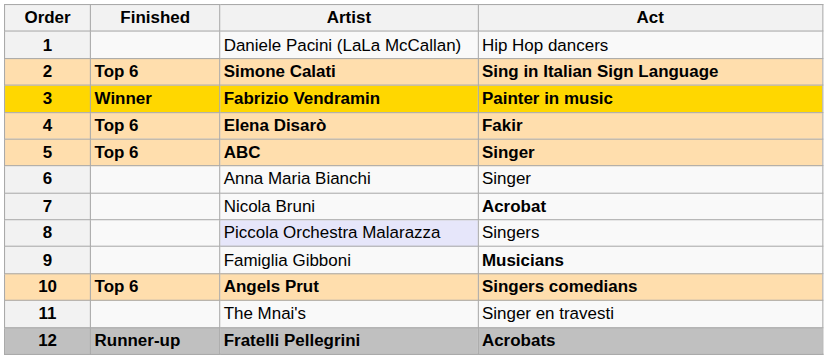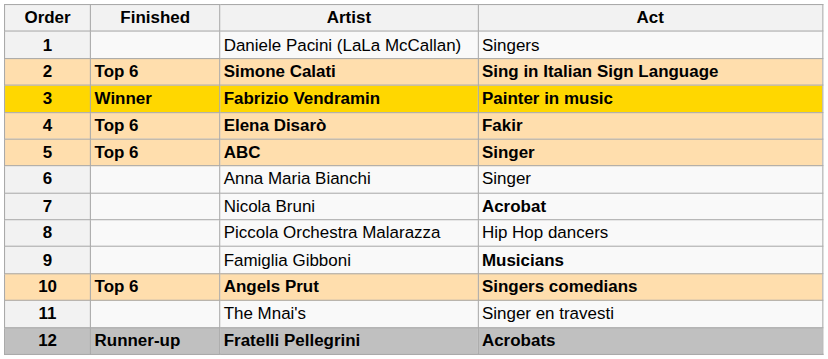(545, 44) Hip Hop dancers -> (511, 44) Singers
(332, 233) lavender background -> (332, 233) no background
(511, 233) Singers -> (545, 233) Hip Hop dancers
